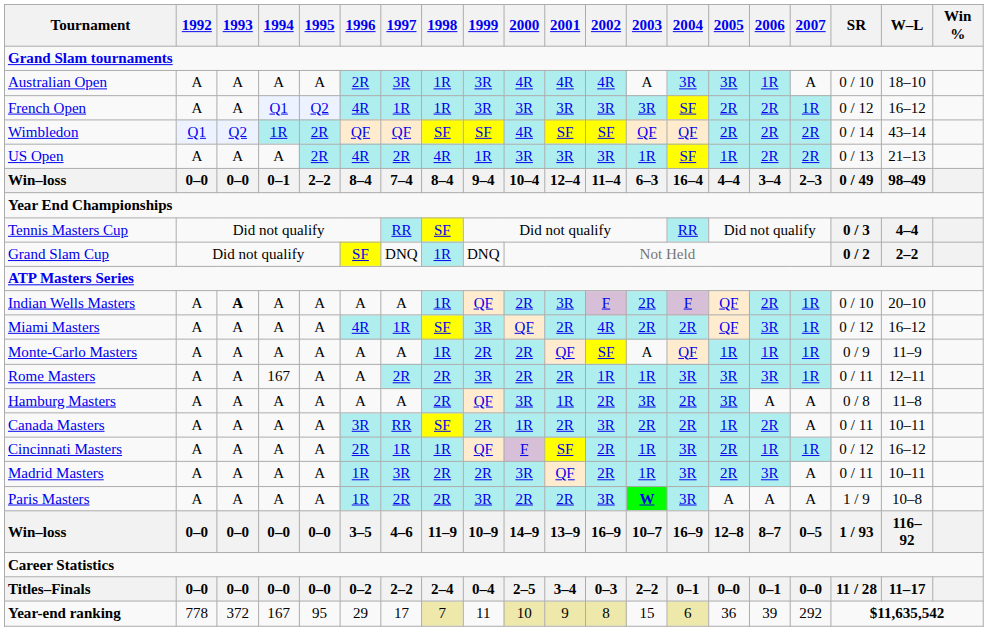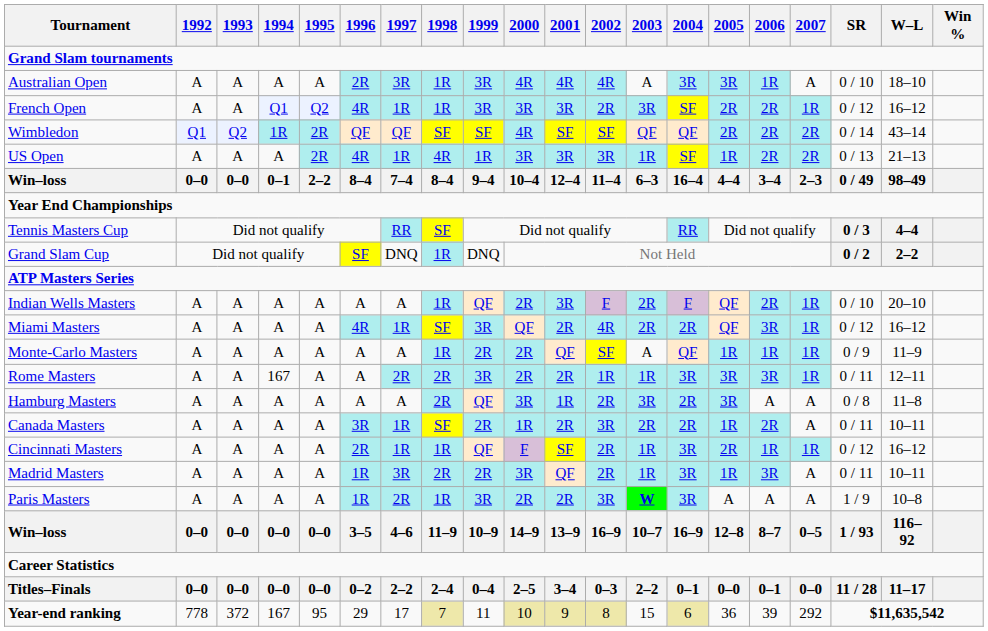(606, 106) 3R -> (606, 106) 2R
(401, 155) 2R -> (401, 155) 1R
(238, 302) bold -> (238, 302) normal
(401, 424) RR -> (401, 424) 1R
(729, 473) 2R -> (729, 473) 1R
(442, 497) 2R -> (442, 497) 1R
